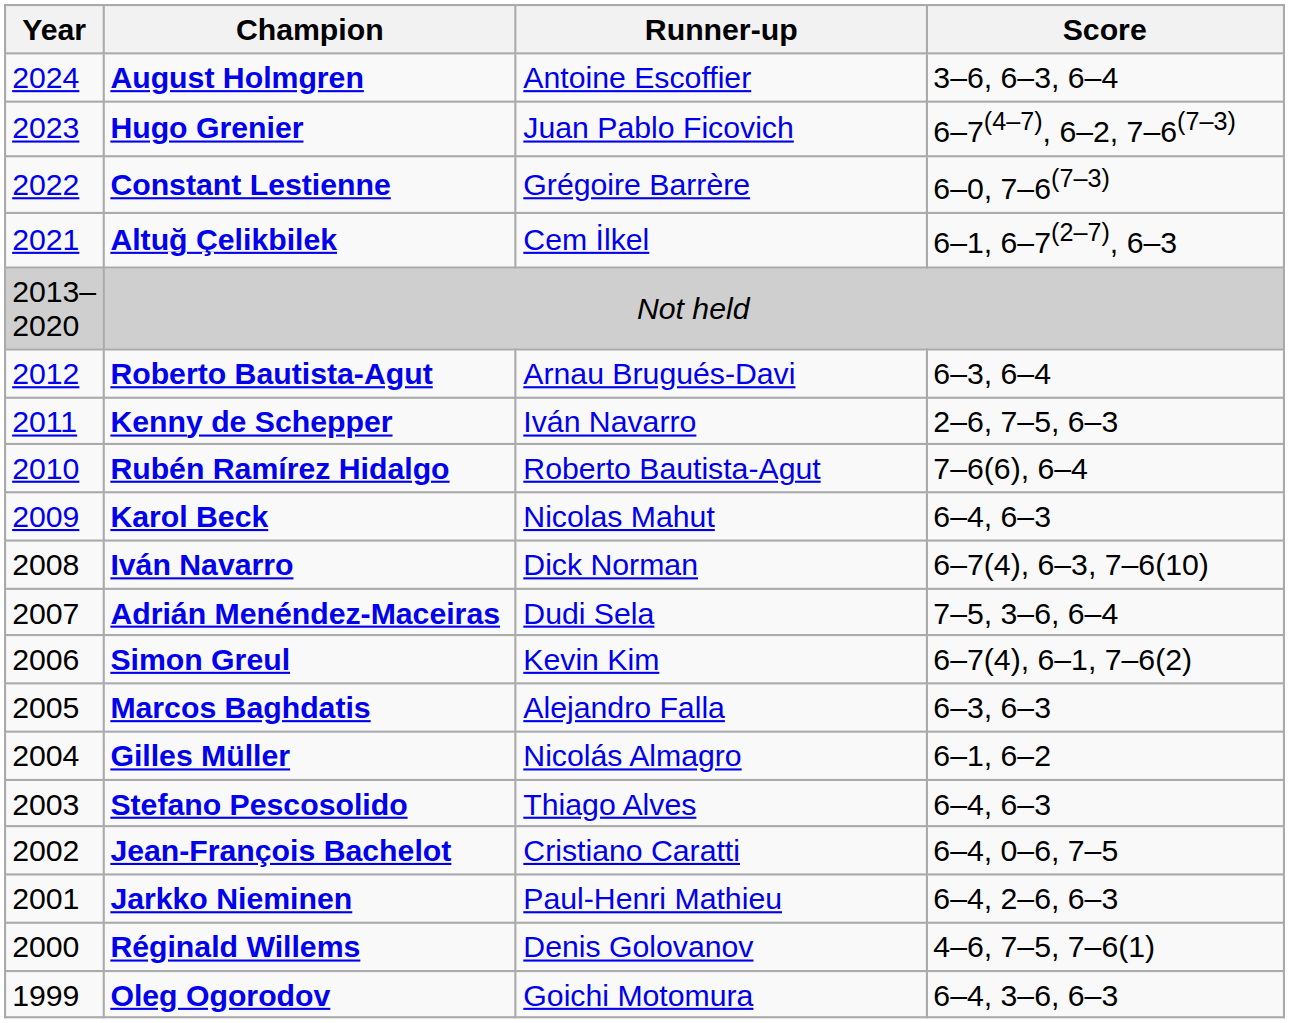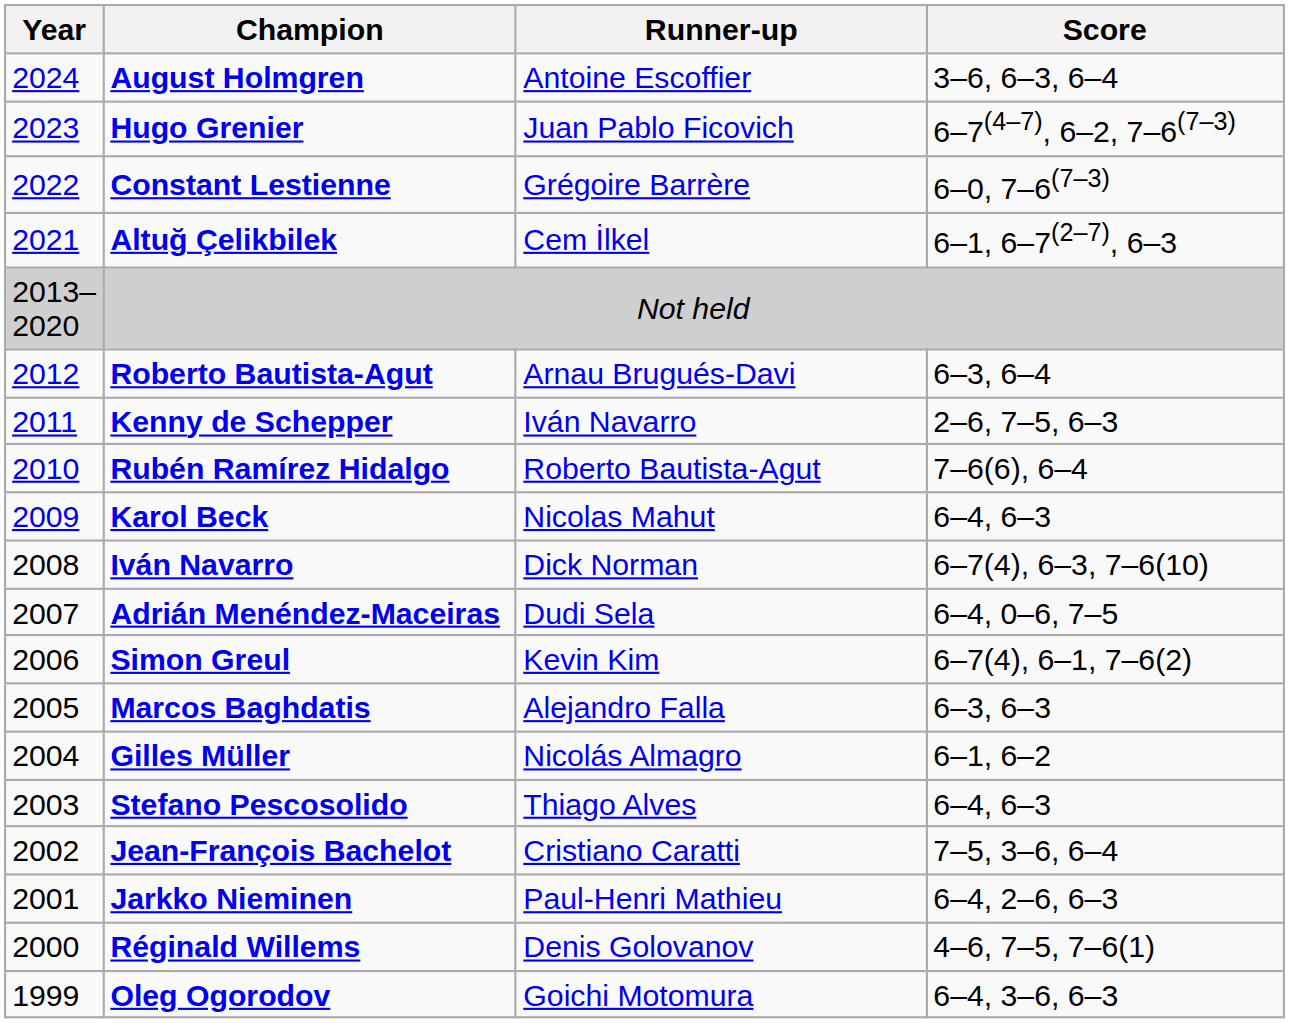(1026, 612) 7–5, 3–6, 6–4 -> (1026, 612) 6–4, 0–6, 7–5
(1026, 851) 6–4, 0–6, 7–5 -> (1026, 851) 7–5, 3–6, 6–4
